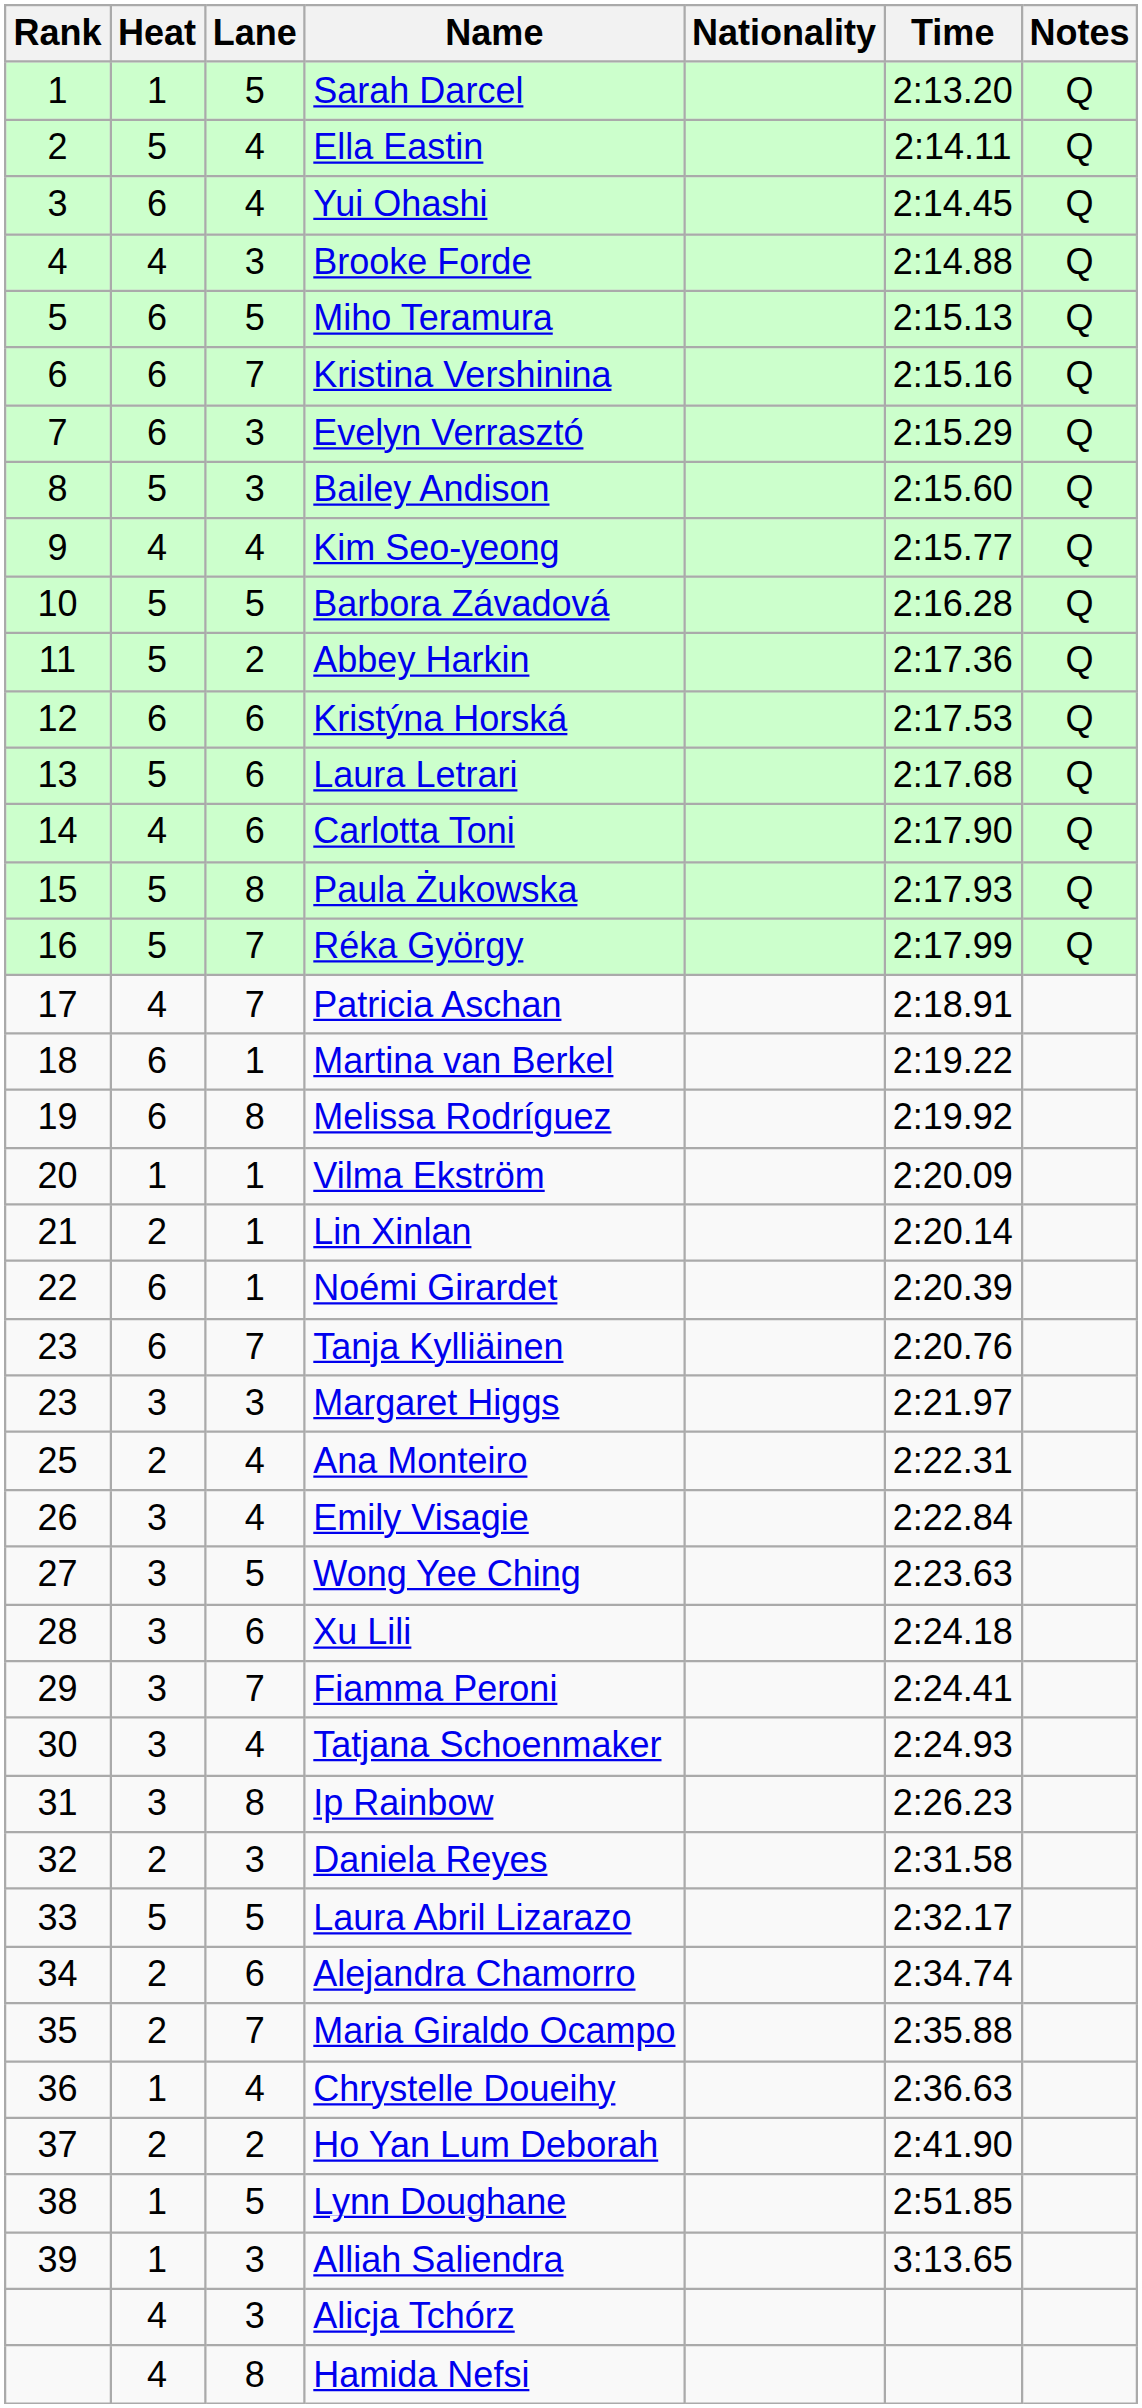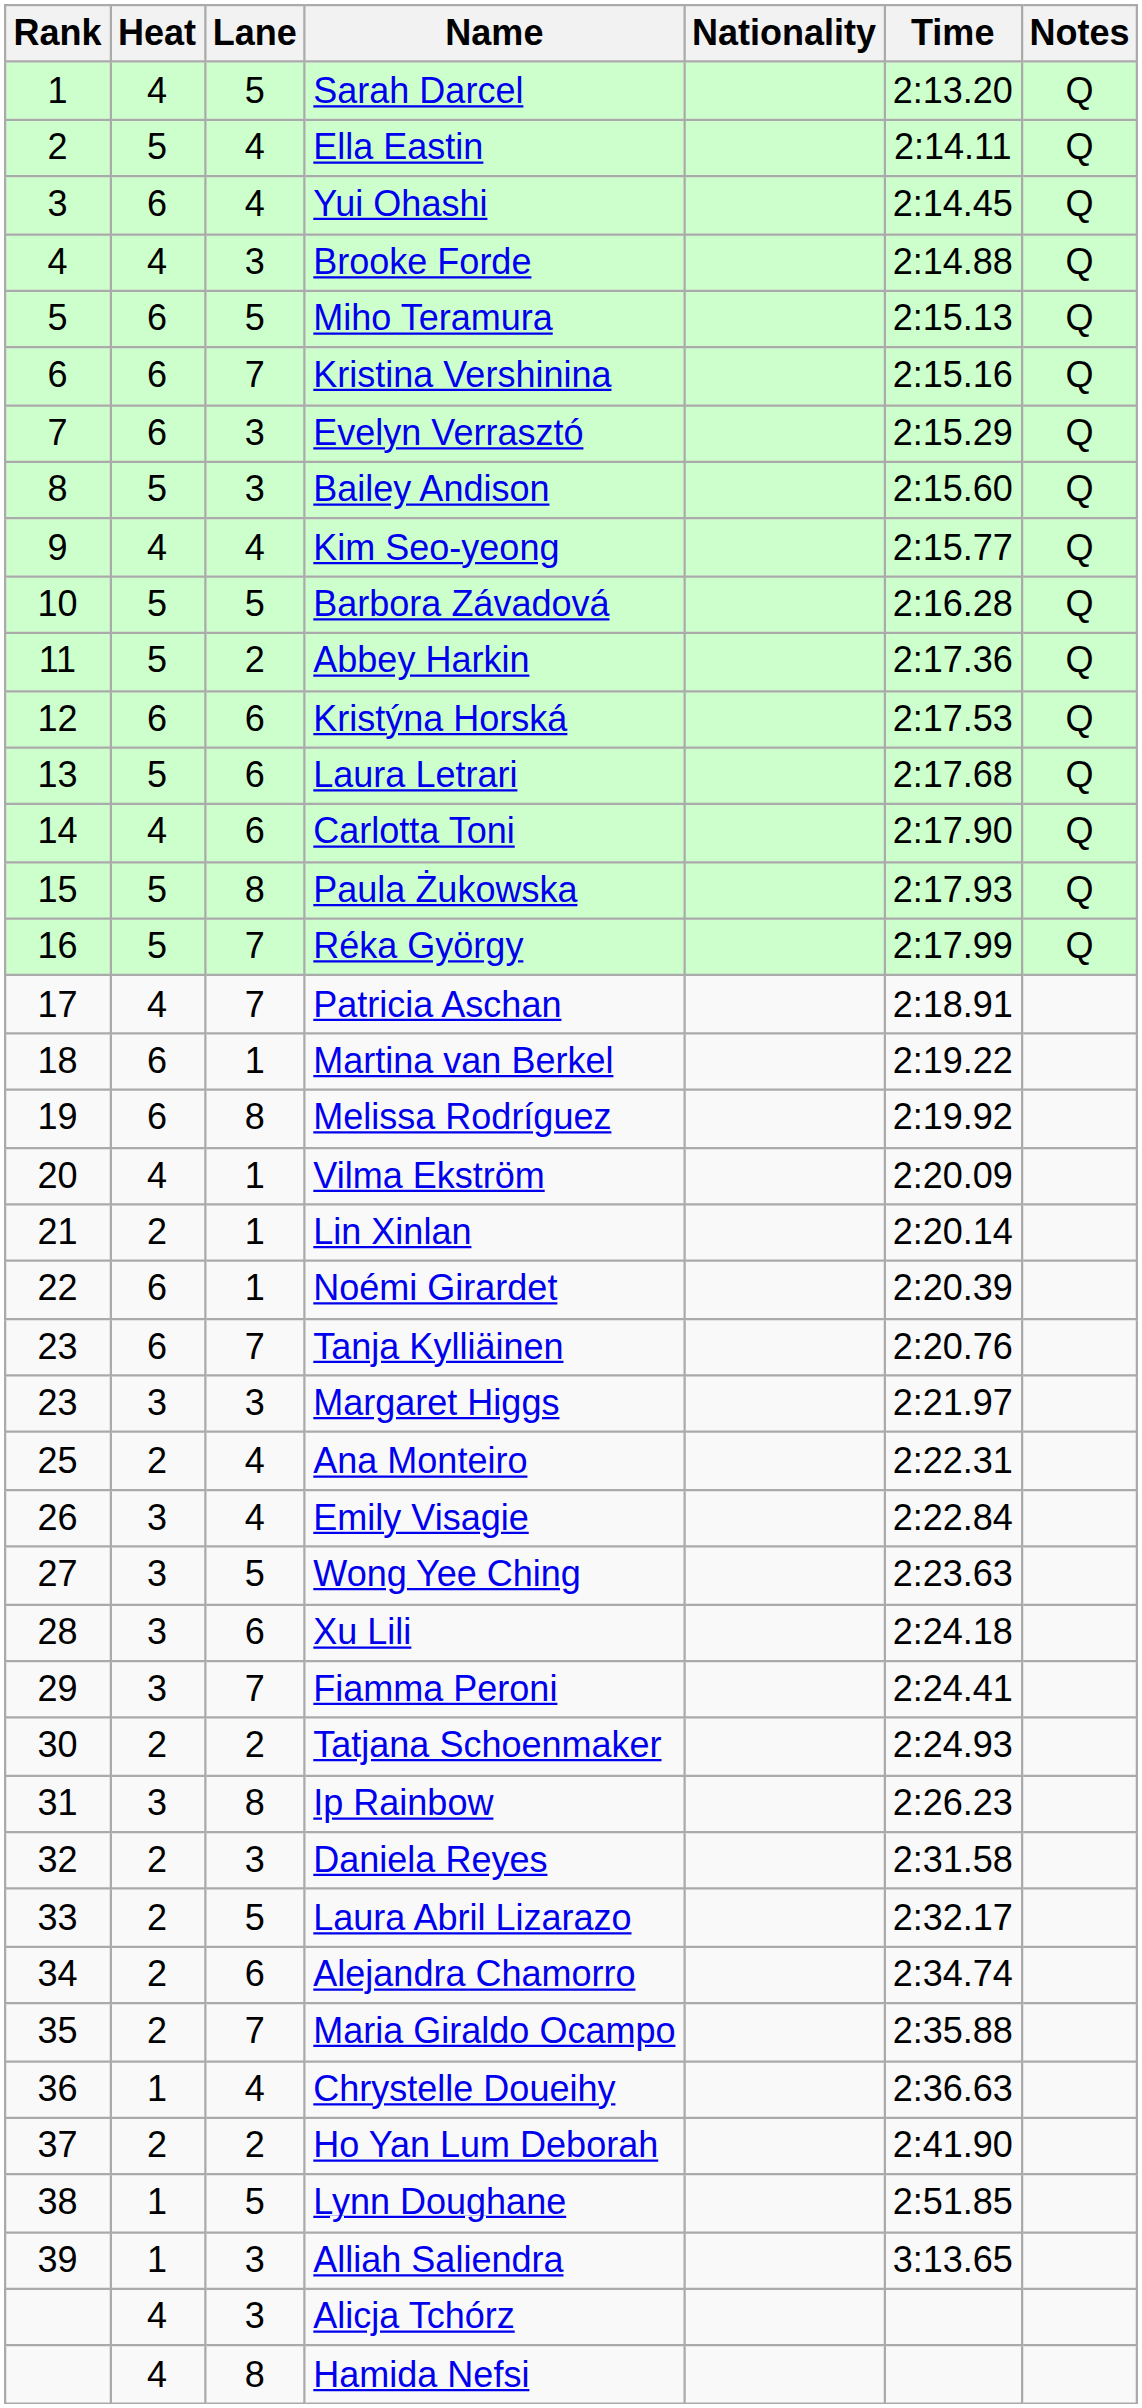(157, 90) 1 -> (157, 90) 4
(157, 1174) 1 -> (157, 1174) 4
(157, 1745) 3 -> (157, 1745) 2
(255, 1745) 4 -> (255, 1745) 2
(157, 1917) 5 -> (157, 1917) 2
